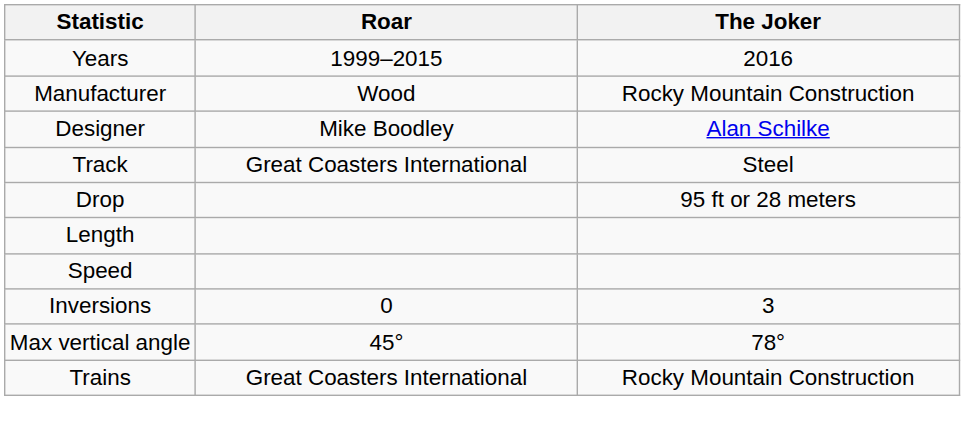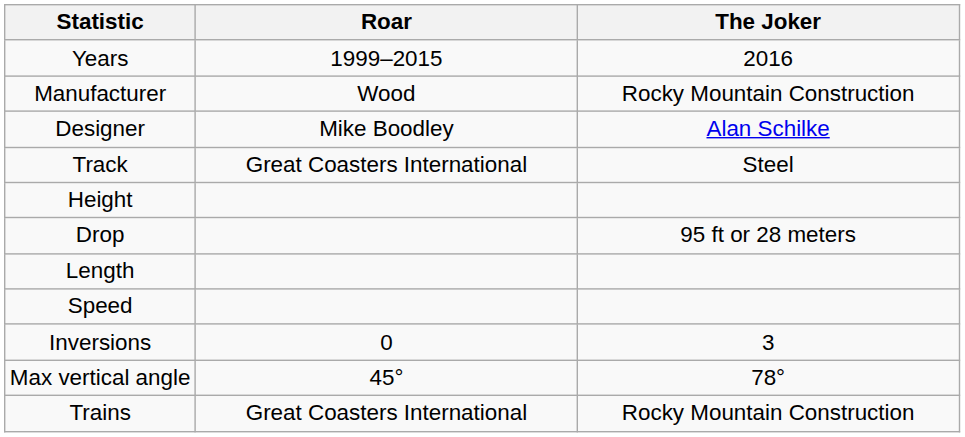+ row: (100, 199)
